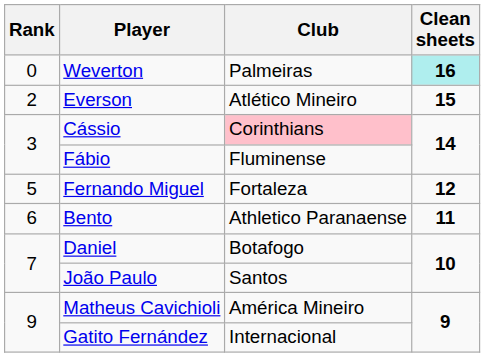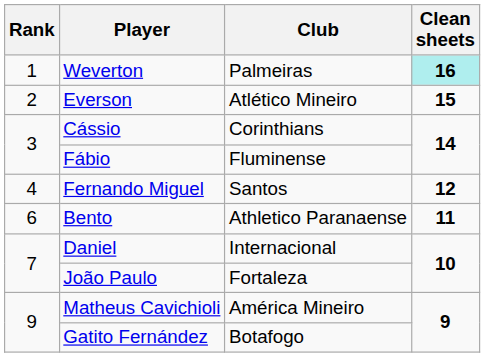(32, 70) 0 -> (32, 70) 1
(276, 129) pink background -> (276, 129) no background
(32, 188) 5 -> (32, 188) 4
(268, 188) Fortaleza -> (258, 188) Santos
(267, 248) Botafogo -> (283, 248) Internacional
(258, 277) Santos -> (268, 277) Fortaleza
(283, 337) Internacional -> (267, 337) Botafogo
